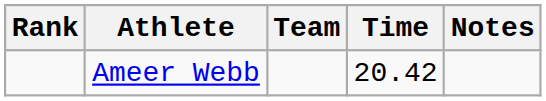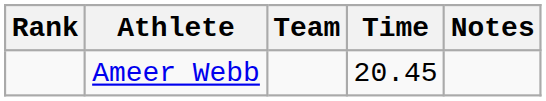(396, 73) 20.42 -> (396, 73) 20.45
